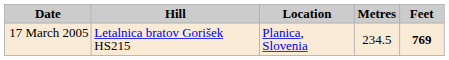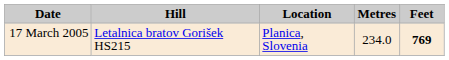(377, 39) 234.5 -> (377, 39) 234.0
